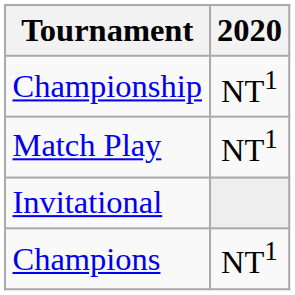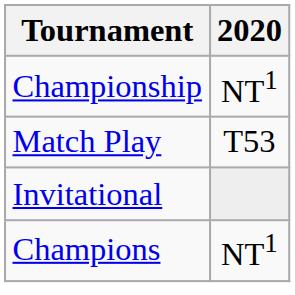(249, 146) NT1 -> (249, 142) T53
